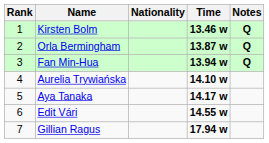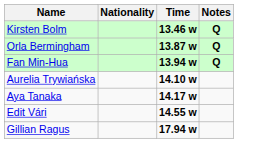- column: (20, 12)
